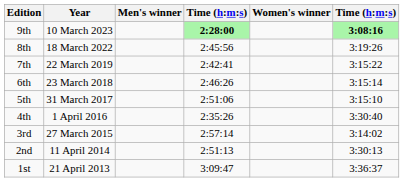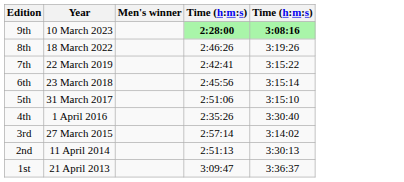- column: (291, 13)
(217, 47) 2:45:56 -> (217, 47) 2:46:26
(217, 82) 2:46:26 -> (217, 82) 2:45:56
